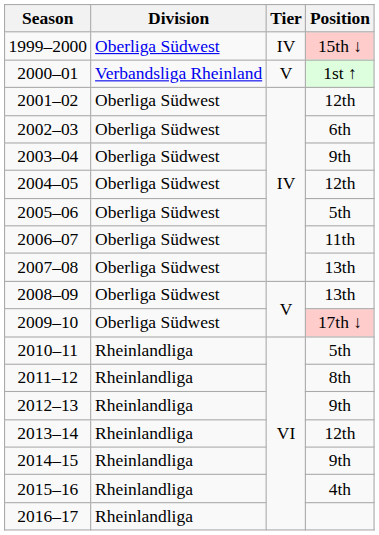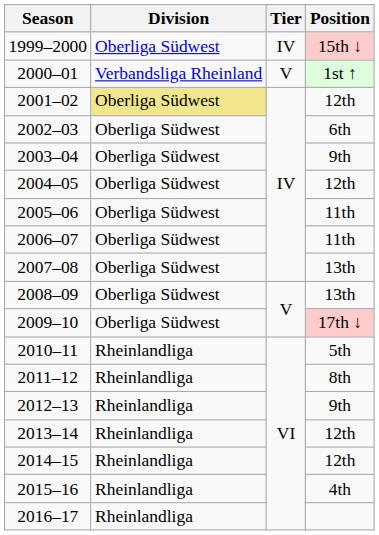(157, 101) no background -> (157, 101) khaki background
(340, 211) 5th -> (340, 211) 11th
(340, 460) 9th -> (340, 460) 12th
